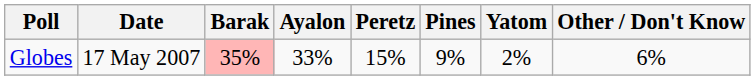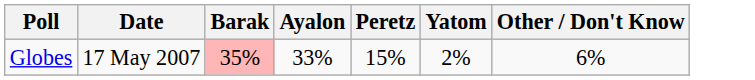- column: (451, 22)
